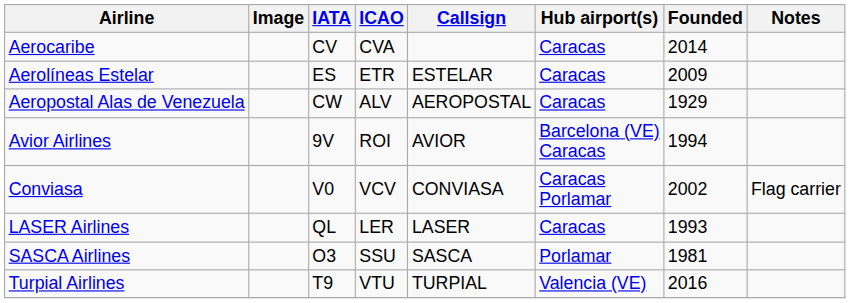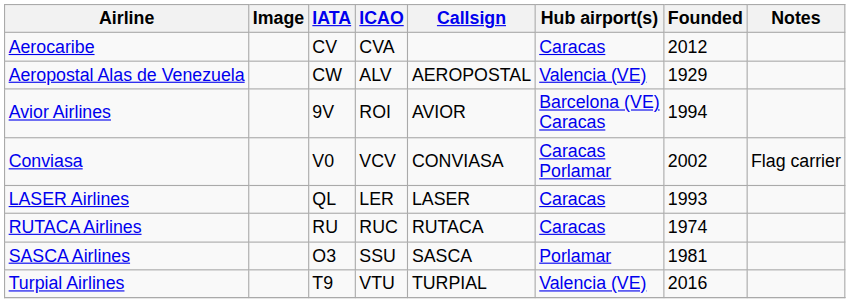(688, 46) 2014 -> (688, 46) 2012
- row: (81, 74)
(572, 103) Caracas -> (593, 74) Valencia (VE)
+ row: (75, 227)
